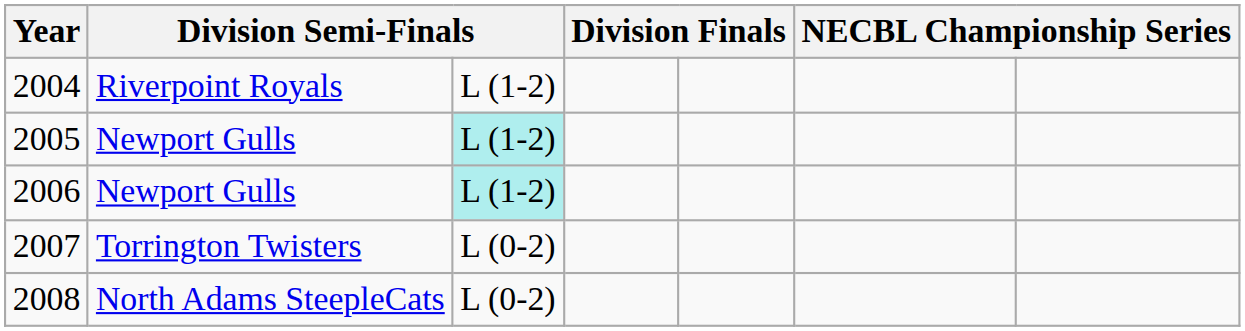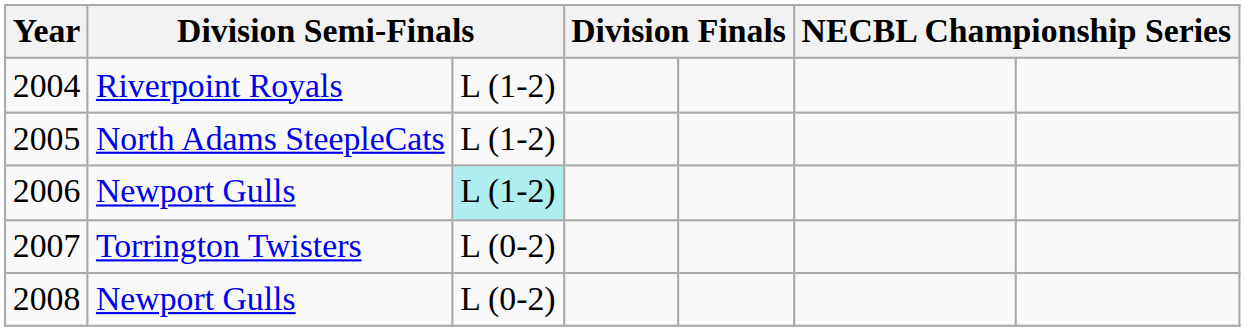(196, 138) Newport Gulls -> (270, 138) North Adams SteepleCats
(508, 138) paleturquoise background -> (508, 138) no background
(270, 298) North Adams SteepleCats -> (196, 298) Newport Gulls
